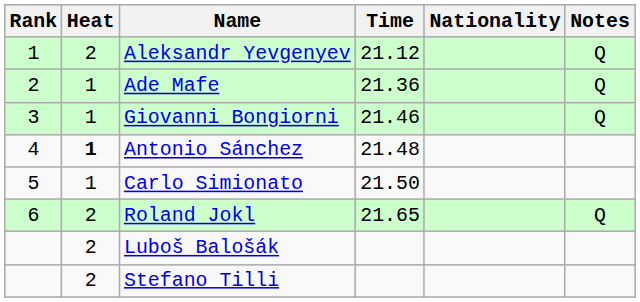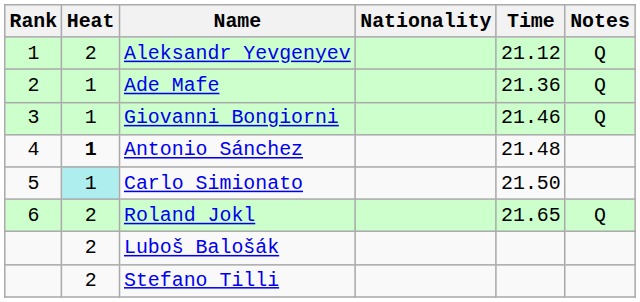columns swapped: (495, 21) <-> (390, 21)
(91, 183) no background -> (91, 183) paleturquoise background
